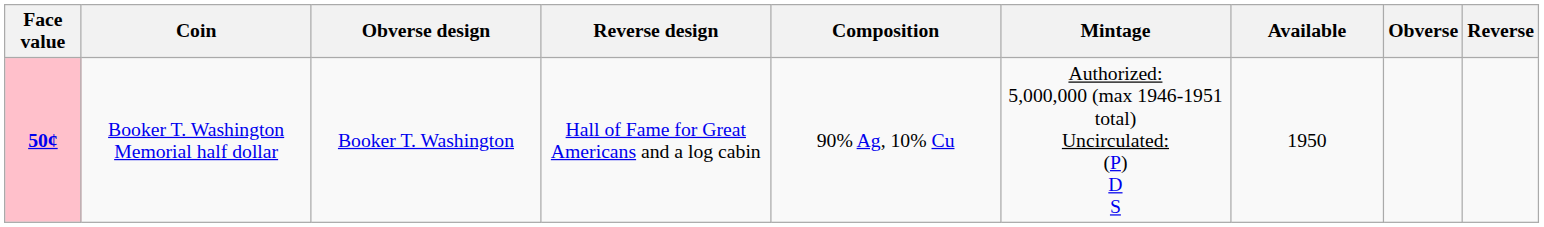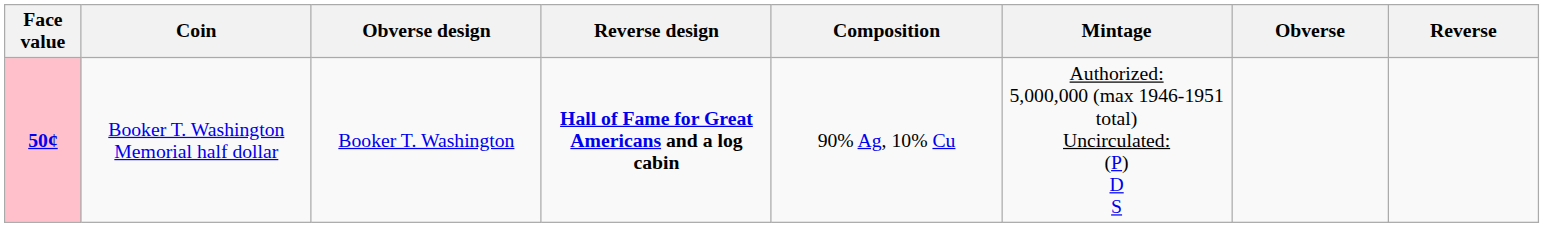- column: (1307, 31)
(656, 139) normal -> (656, 139) bold
